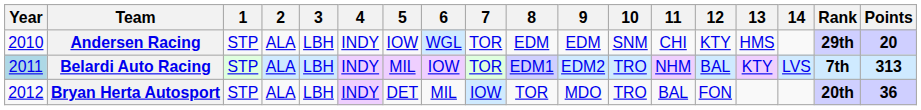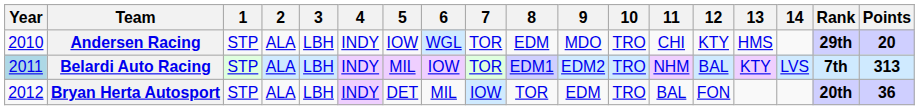(583, 42) EDM -> (583, 42) MDO
(630, 42) SNM -> (629, 42) TRO
(583, 93) MDO -> (583, 93) EDM
